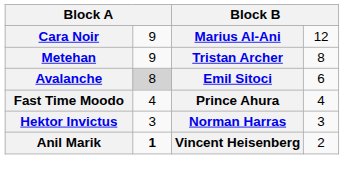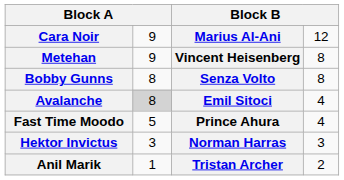(238, 57) Tristan Archer -> (238, 57) Vincent Heisenberg
+ row: (69, 79)
(321, 79) 6 -> (321, 100) 4
(152, 100) 4 -> (152, 121) 5
(152, 143) bold -> (152, 164) normal
(238, 143) Vincent Heisenberg -> (238, 164) Tristan Archer
